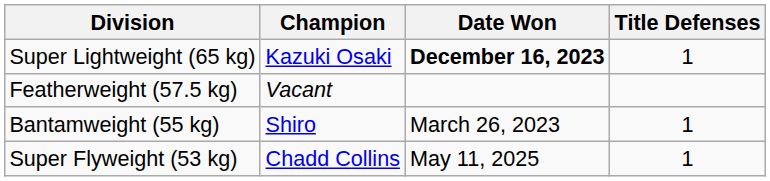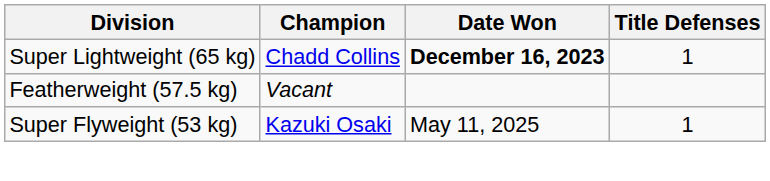(329, 56) Kazuki Osaki -> (333, 56) Chadd Collins
- row: (114, 125)
(333, 159) Chadd Collins -> (329, 125) Kazuki Osaki
